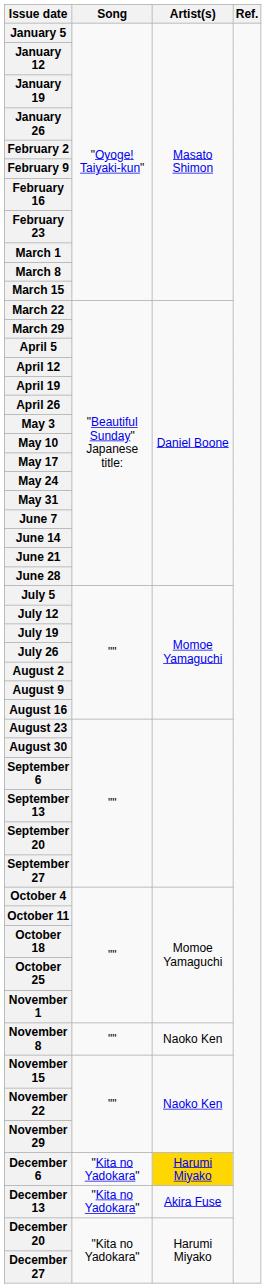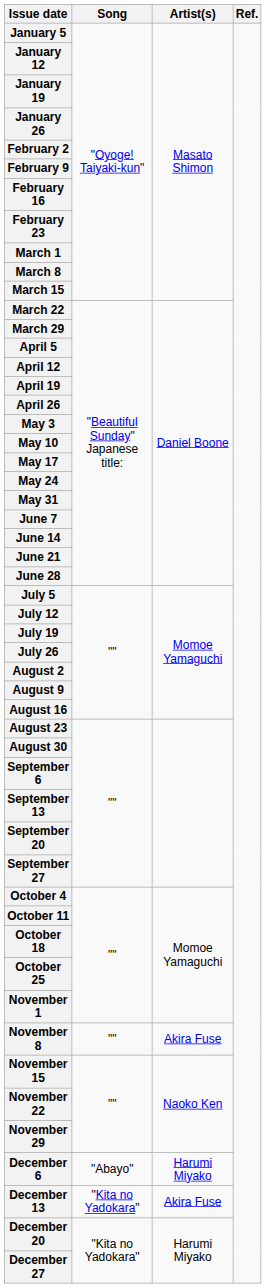(193, 1039) Naoko Ken -> (193, 1039) Akira Fuse
(112, 1169) "Kita no Yadokara" -> (112, 1169) "Abayo"
(193, 1169) gold background -> (193, 1169) no background
